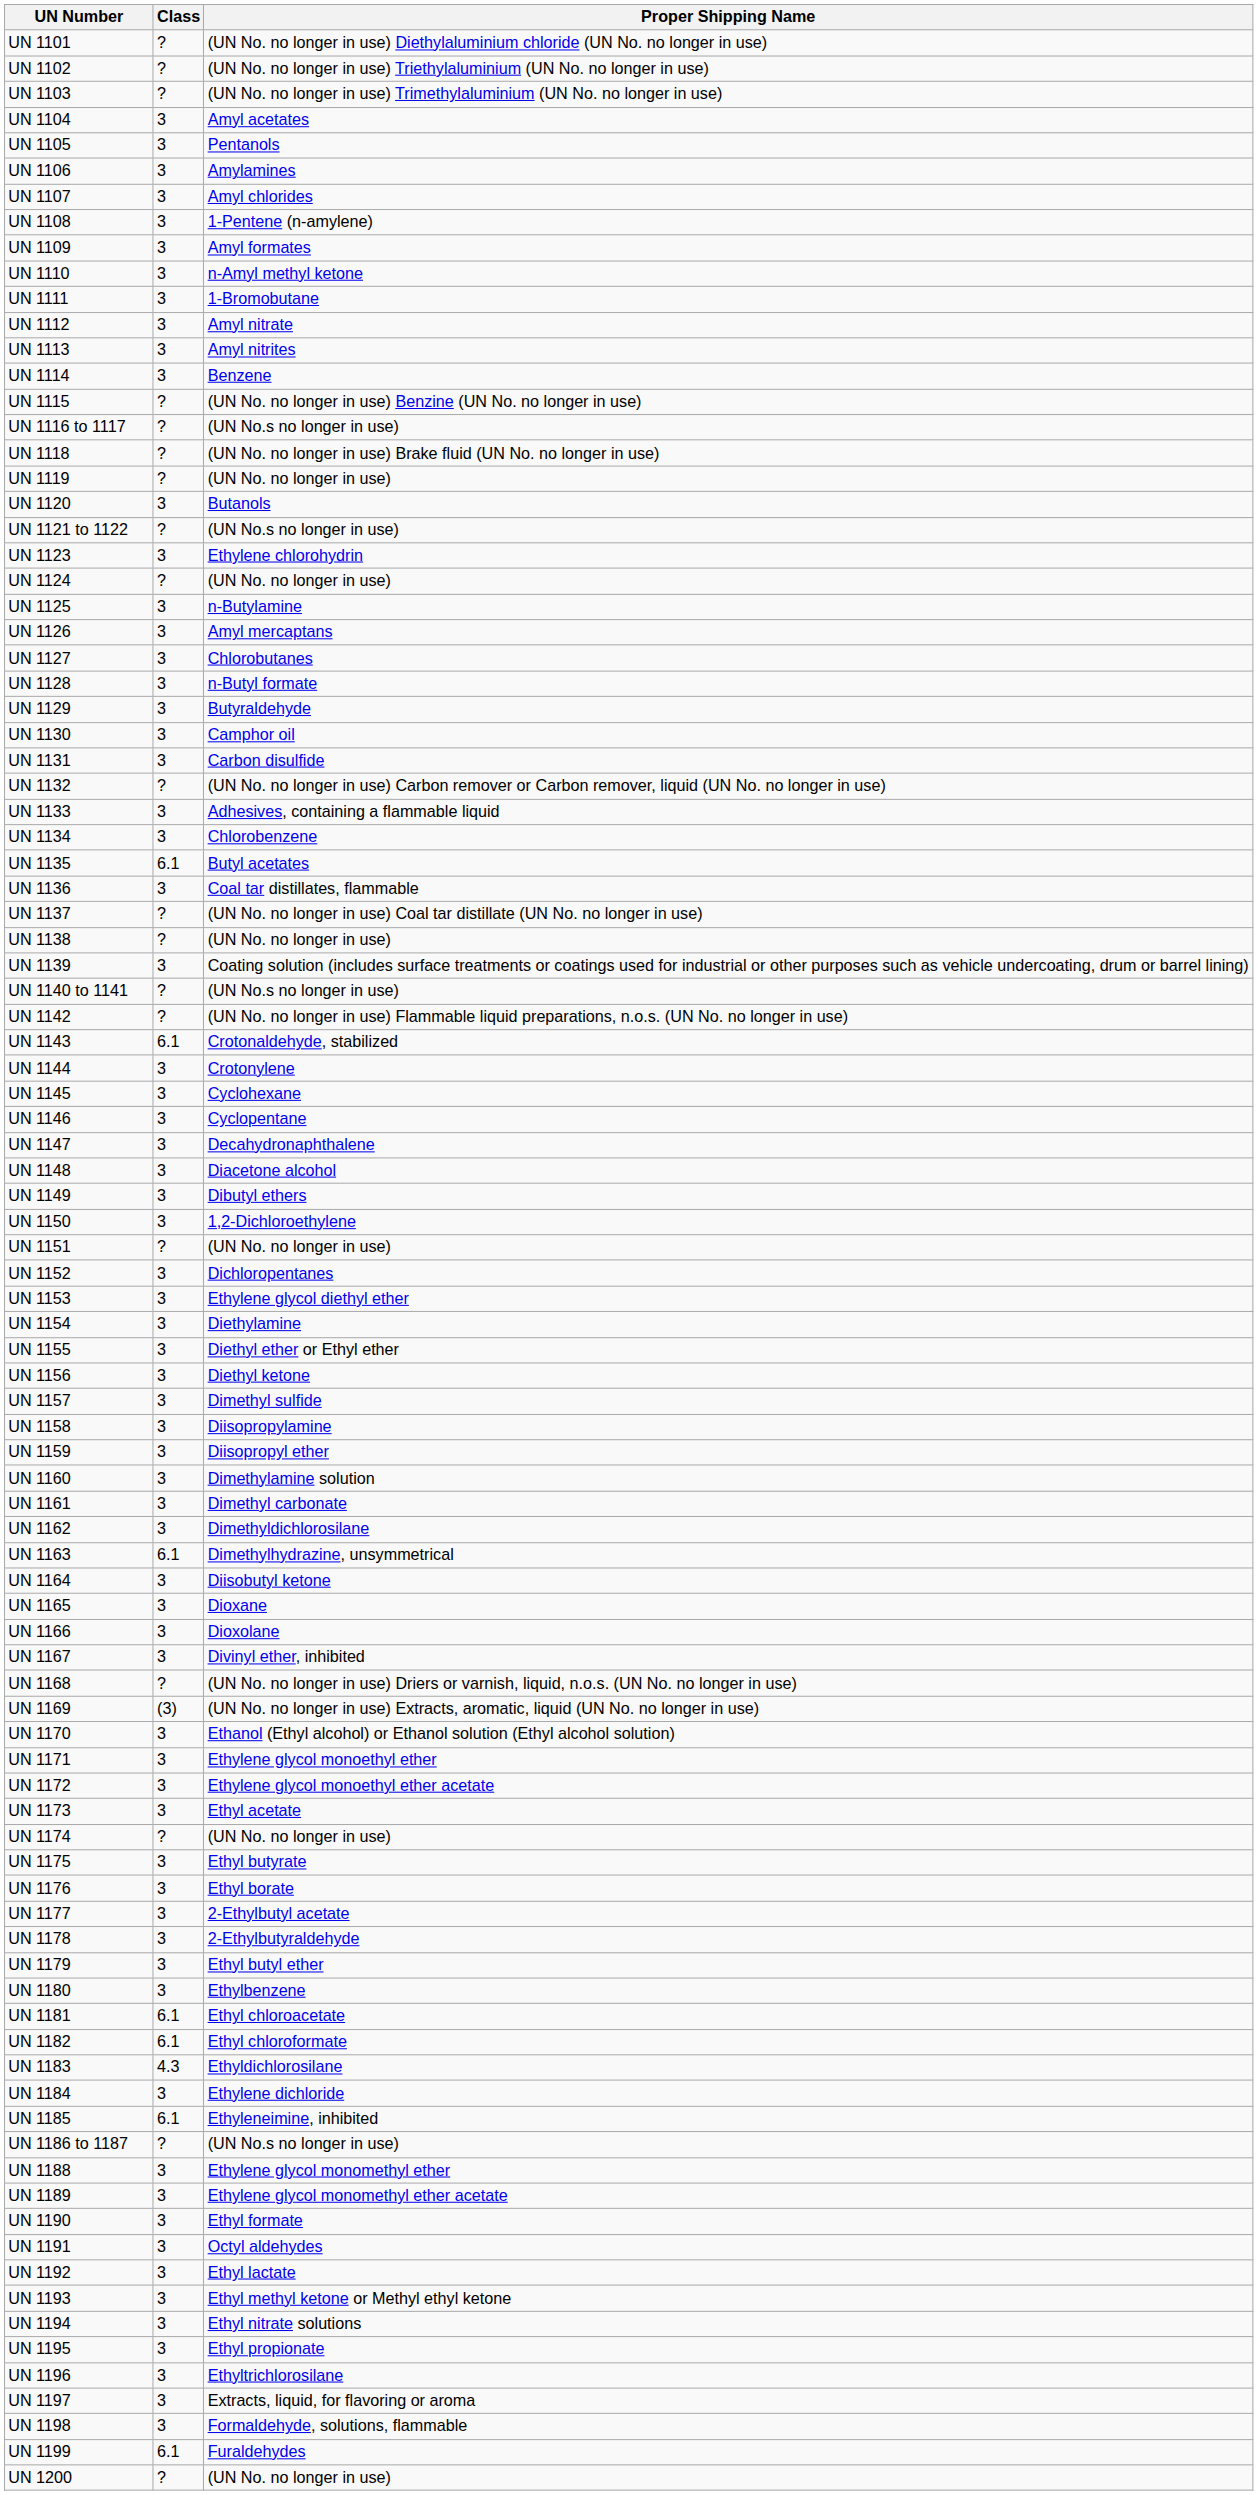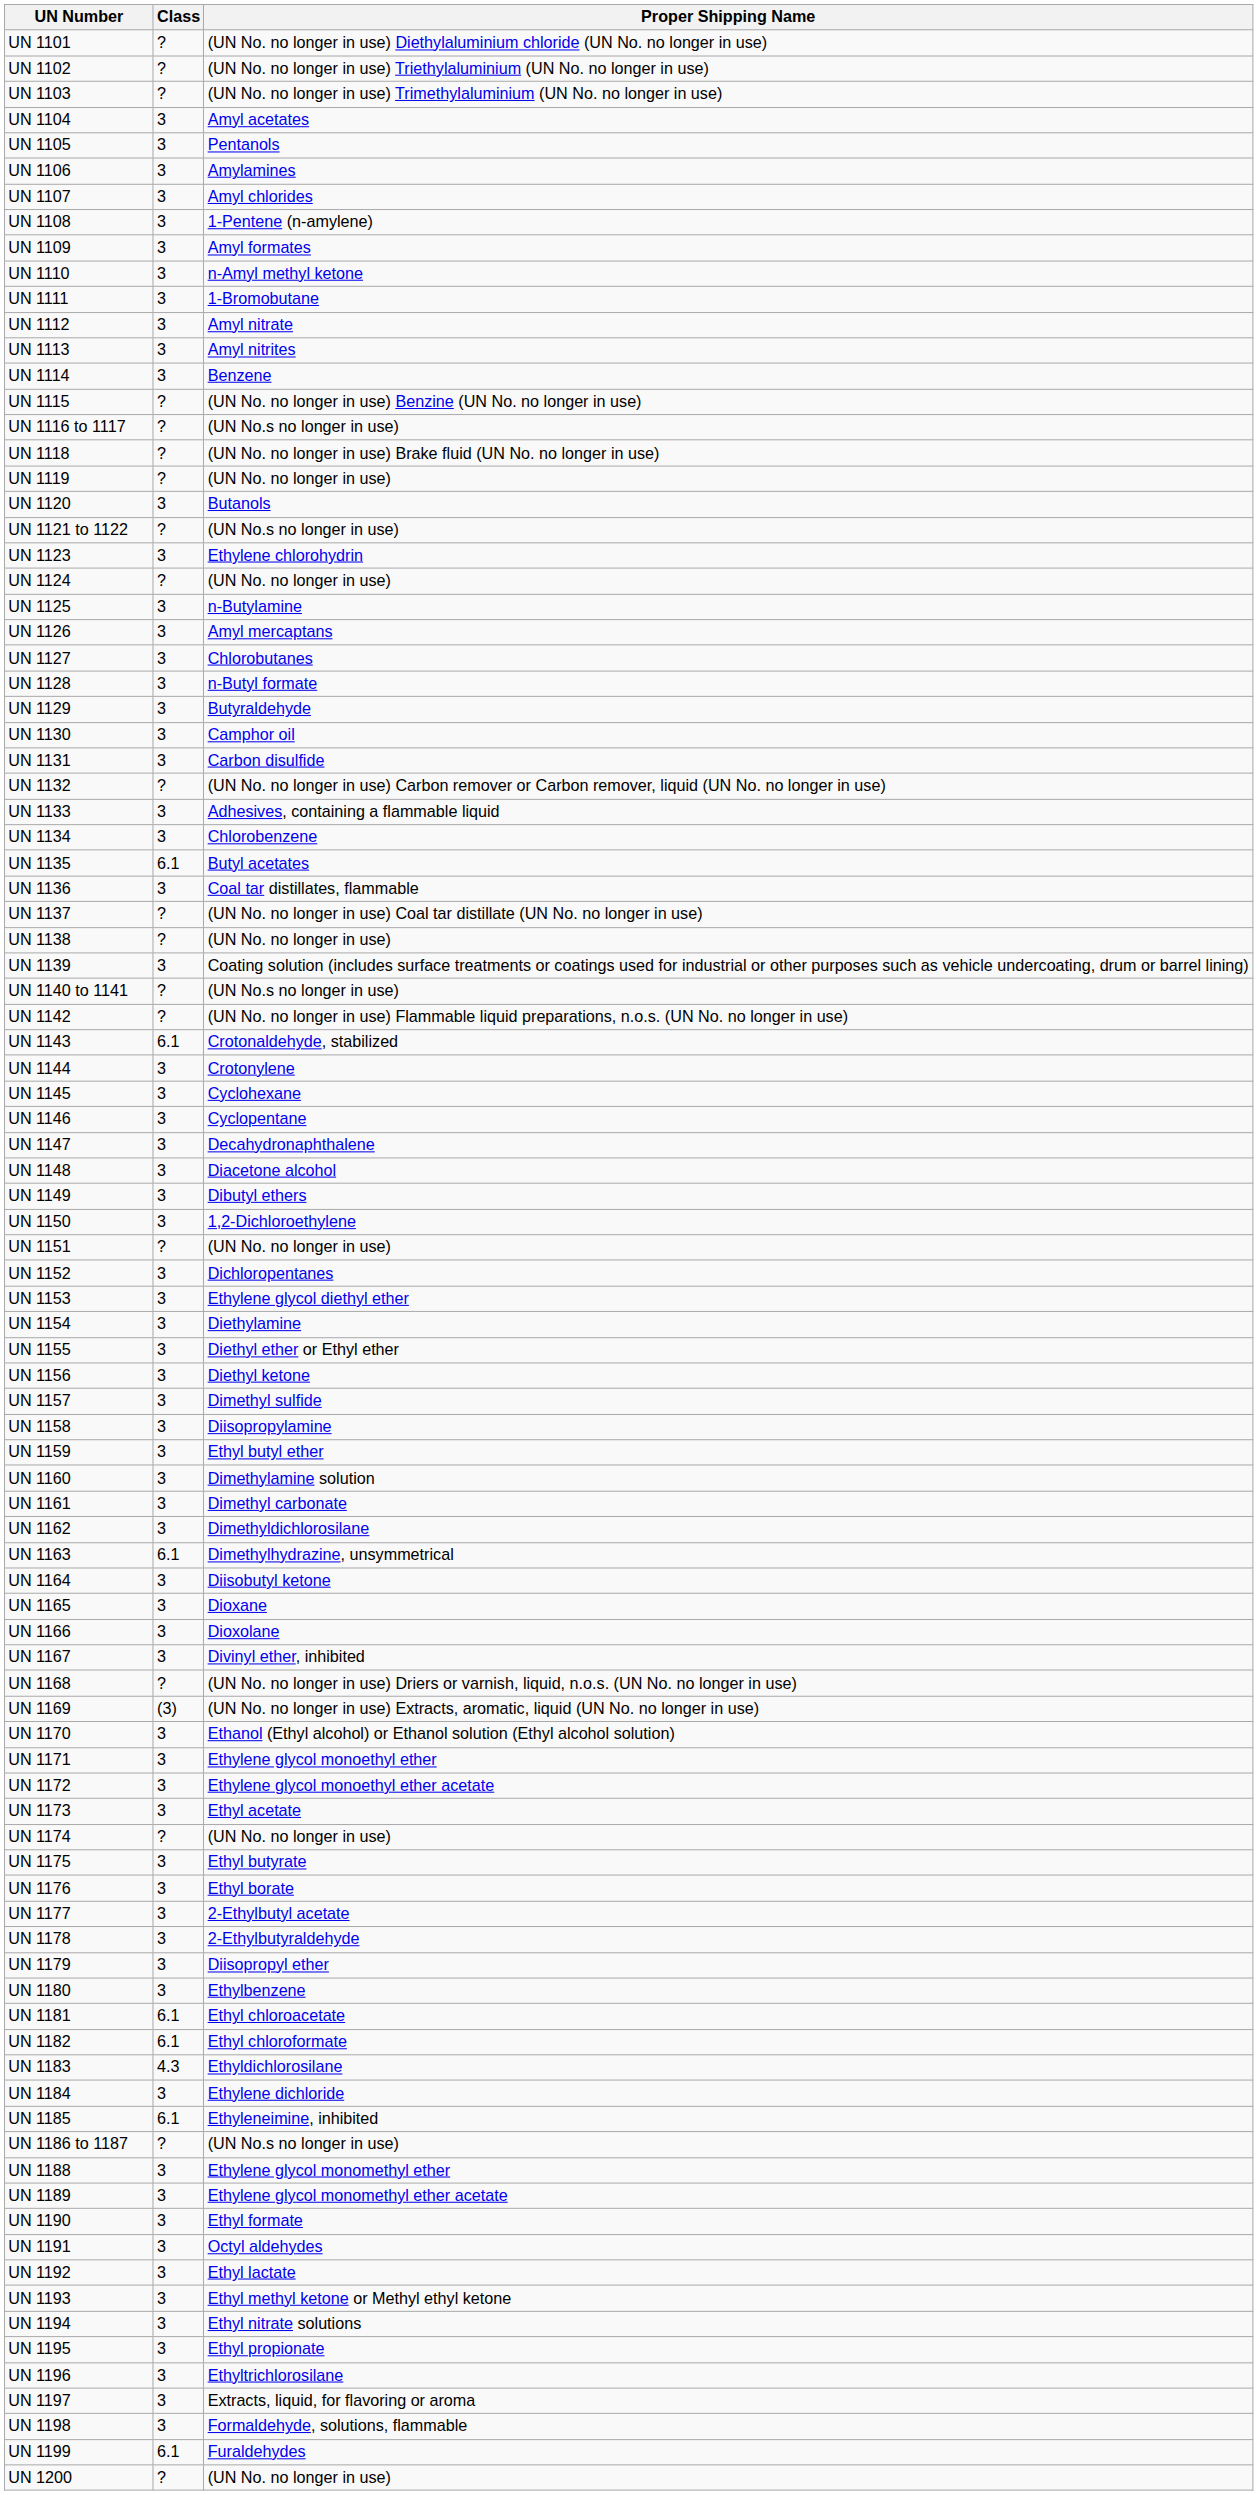(268, 1452) Diisopropyl ether -> (266, 1452) Ethyl butyl ether
(266, 1965) Ethyl butyl ether -> (268, 1965) Diisopropyl ether
